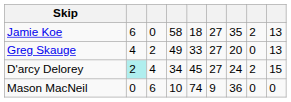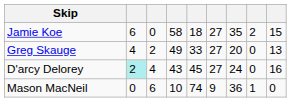(276, 32) 13 -> (276, 32) 15
(176, 69) 34 -> (176, 69) 43
(252, 69) 2 -> (252, 69) 0
(276, 69) 15 -> (276, 69) 16
(252, 87) 0 -> (252, 87) 1
